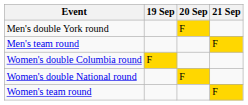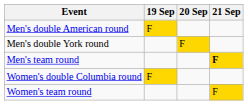+ row: (68, 28)
(215, 44) normal -> (215, 60) bold
- row: (72, 76)
